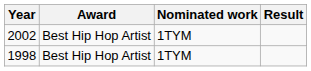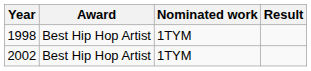rows swapped: (22, 55) <-> (22, 35)
